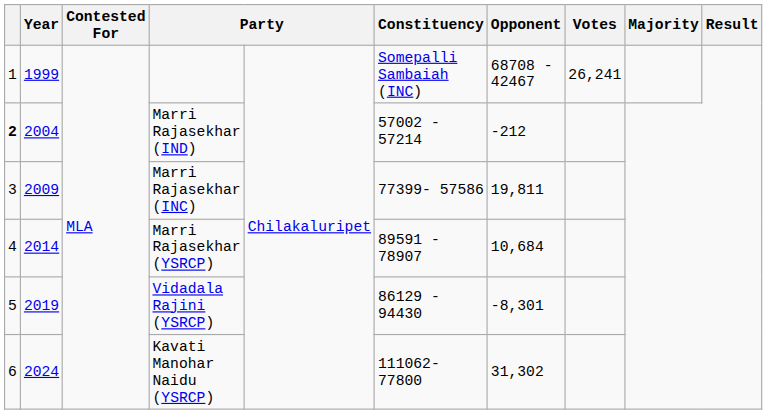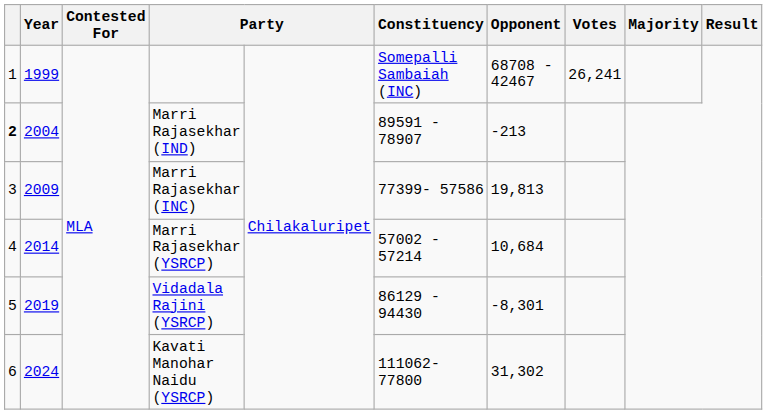(409, 132) 57002 - 57214 -> (409, 132) 89591 - 78907
(508, 132) -212 -> (508, 132) -213
(517, 190) 19,811 -> (517, 190) 19,813
(409, 248) 89591 - 78907 -> (409, 248) 57002 - 57214
